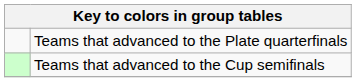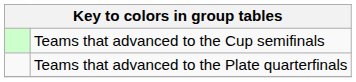rows swapped: (179, 64) <-> (191, 40)
